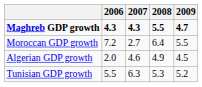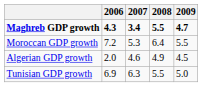(134, 27) 4.3 -> (134, 27) 3.4
(134, 43) 2.7 -> (134, 43) 5.3
(110, 74) 5.5 -> (110, 74) 6.9
(158, 74) 5.3 -> (158, 74) 5.5
(182, 74) 5.2 -> (182, 74) 5.0
